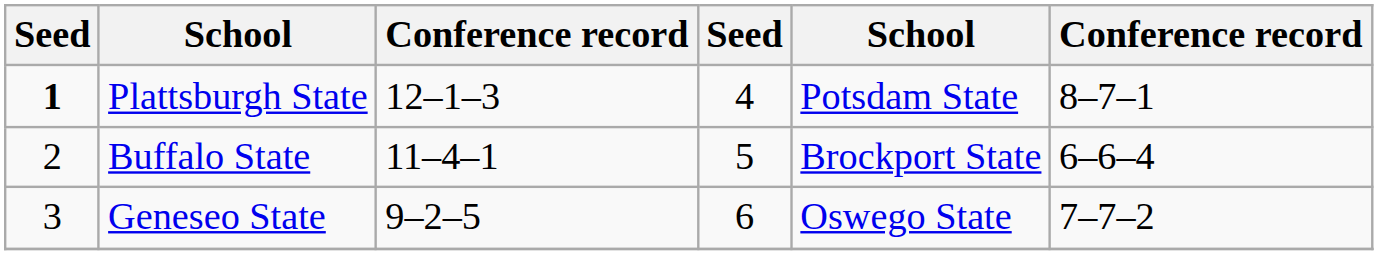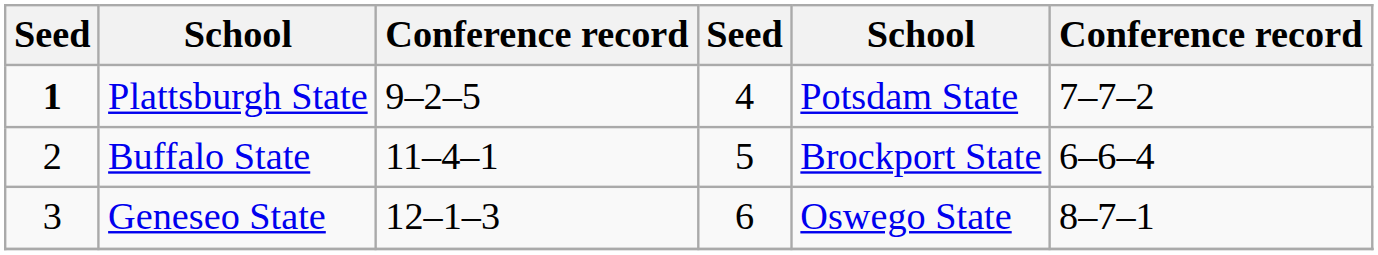(443, 95) 12–1–3 -> (433, 95) 9–2–5
(1107, 95) 8–7–1 -> (1107, 95) 7–7–2
(433, 216) 9–2–5 -> (443, 216) 12–1–3
(1107, 216) 7–7–2 -> (1107, 216) 8–7–1
